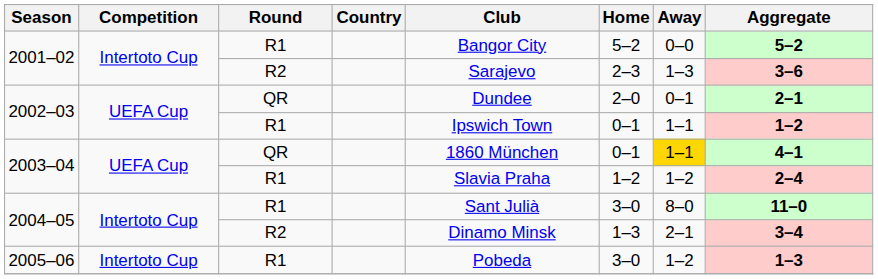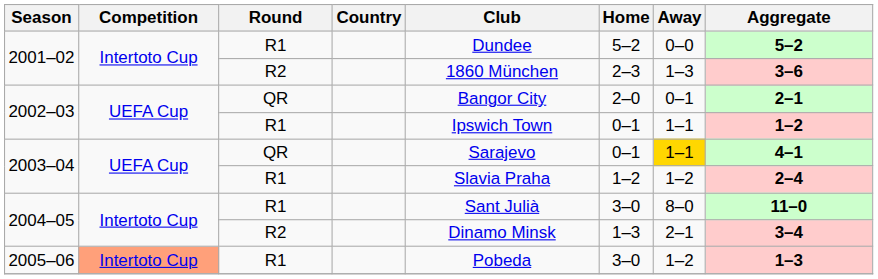(502, 44) Bangor City -> (502, 44) Dundee
(502, 71) Sarajevo -> (502, 71) 1860 München
(502, 98) Dundee -> (502, 98) Bangor City
(502, 152) 1860 München -> (502, 152) Sarajevo
(149, 260) no background -> (149, 260) lightsalmon background
